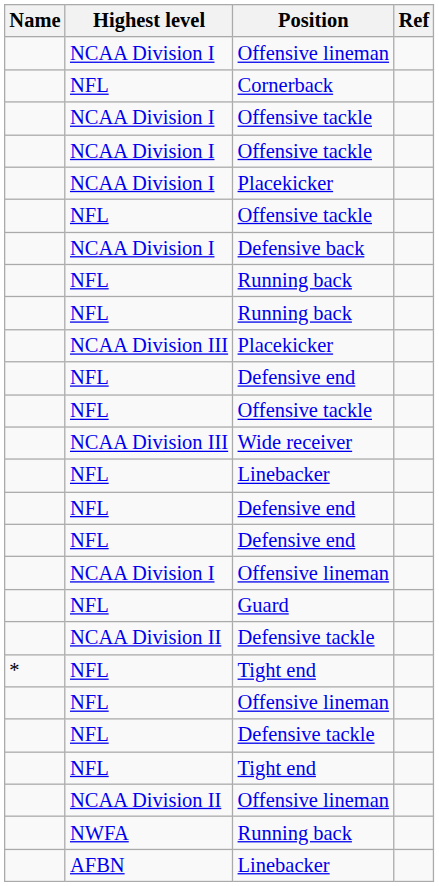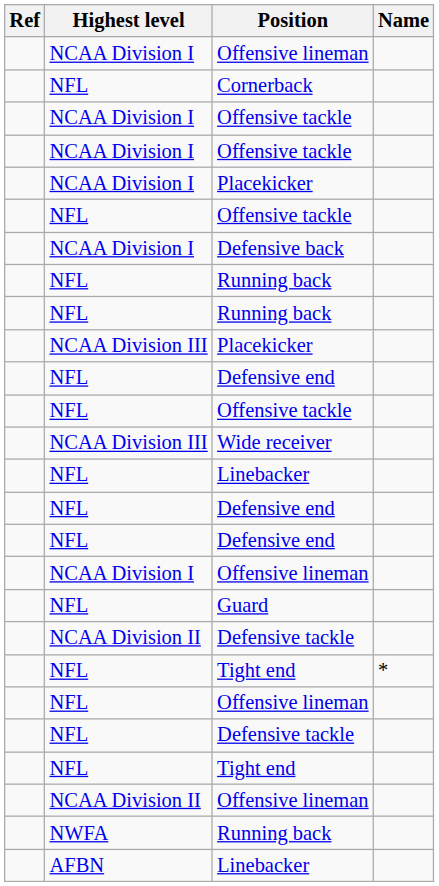columns swapped: (35, 20) <-> (414, 20)
